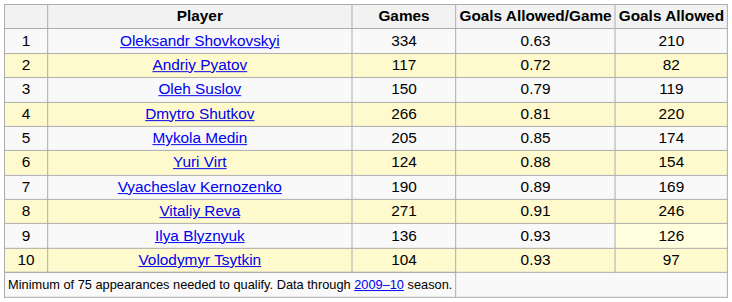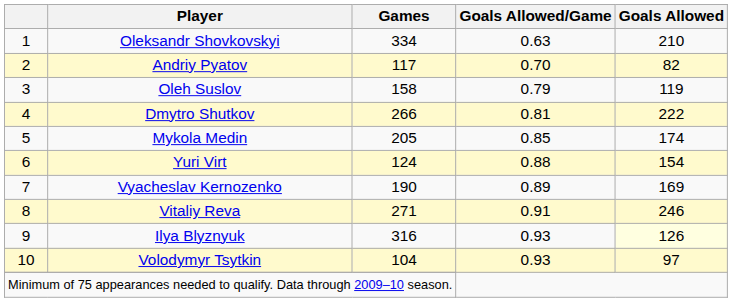(536, 65) 0.72 -> (536, 65) 0.70
(404, 89) 150 -> (404, 89) 158
(671, 114) 220 -> (671, 114) 222
(404, 235) 136 -> (404, 235) 316
